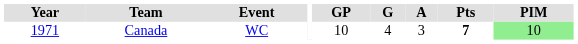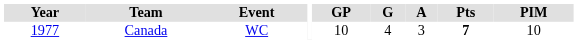(45, 30) 1971 -> (45, 30) 1977
(534, 30) lightgreen background -> (534, 30) no background
